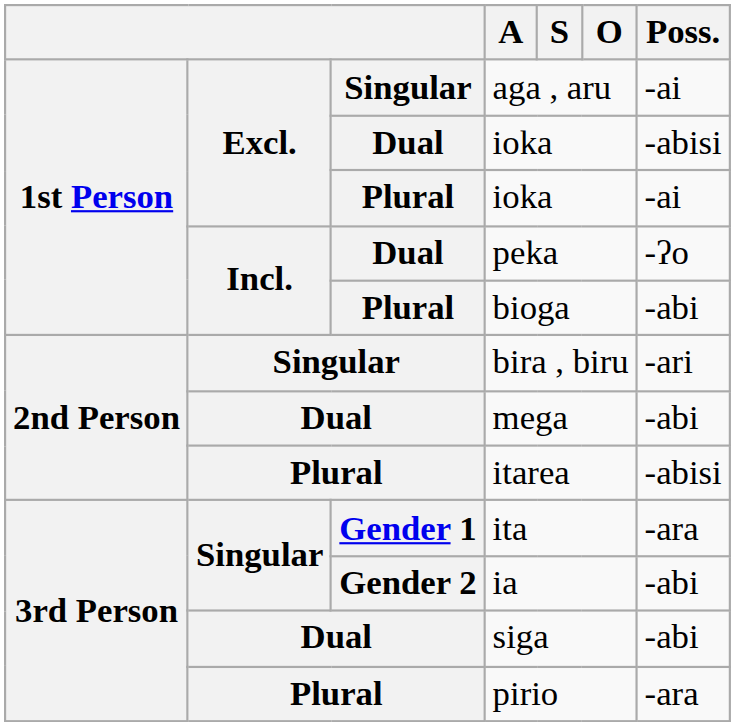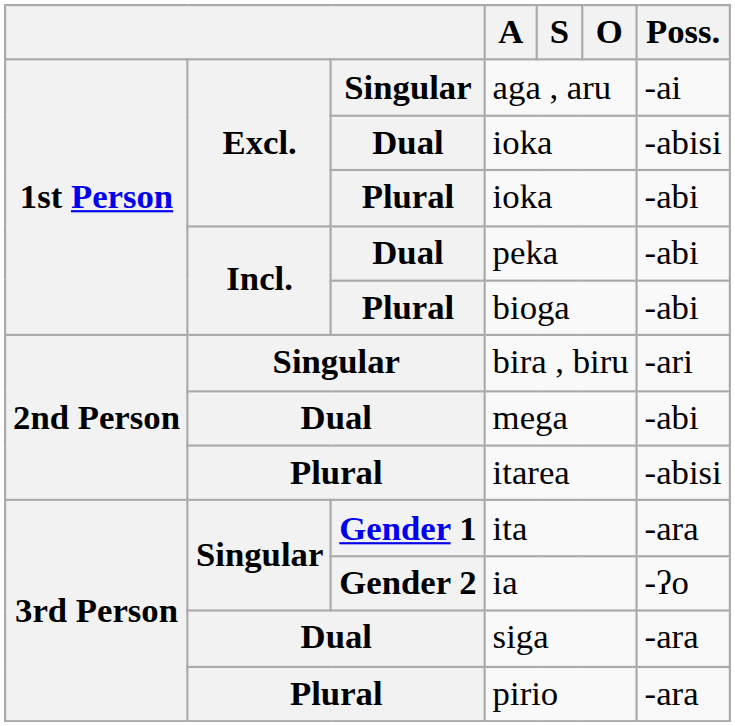(663, 197) -ai -> (672, 197) -abi
(667, 252) -ʔo -> (672, 252) -abi
(672, 582) -abi -> (667, 582) -ʔo
(672, 637) -abi -> (672, 637) -ara
